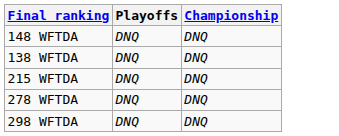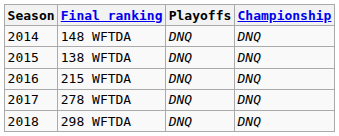+ column: (31, 15)
